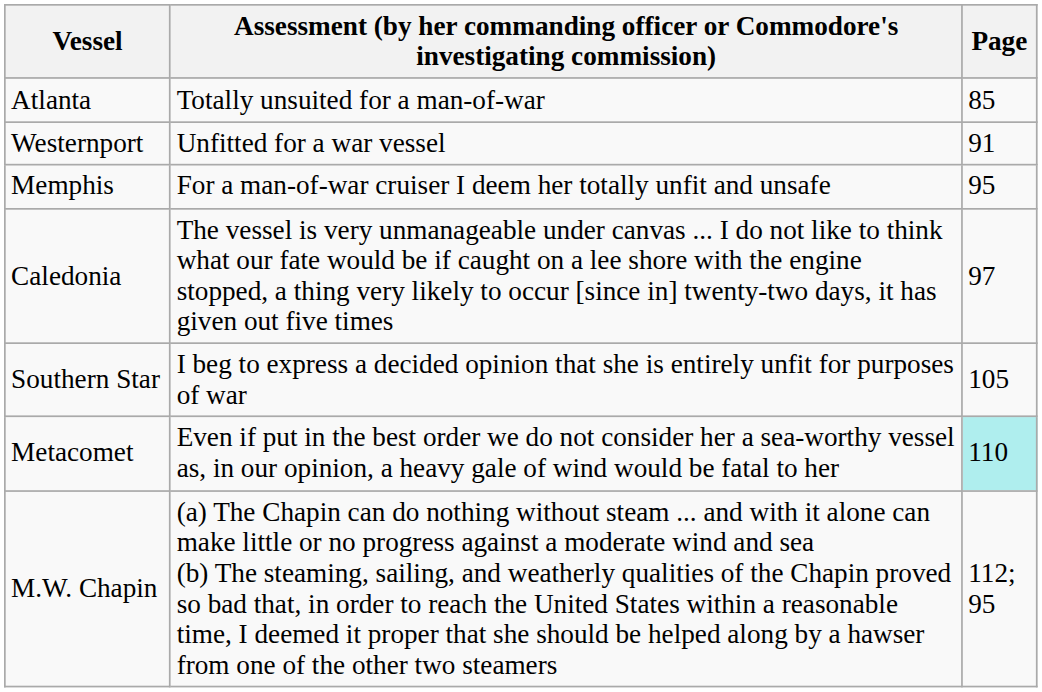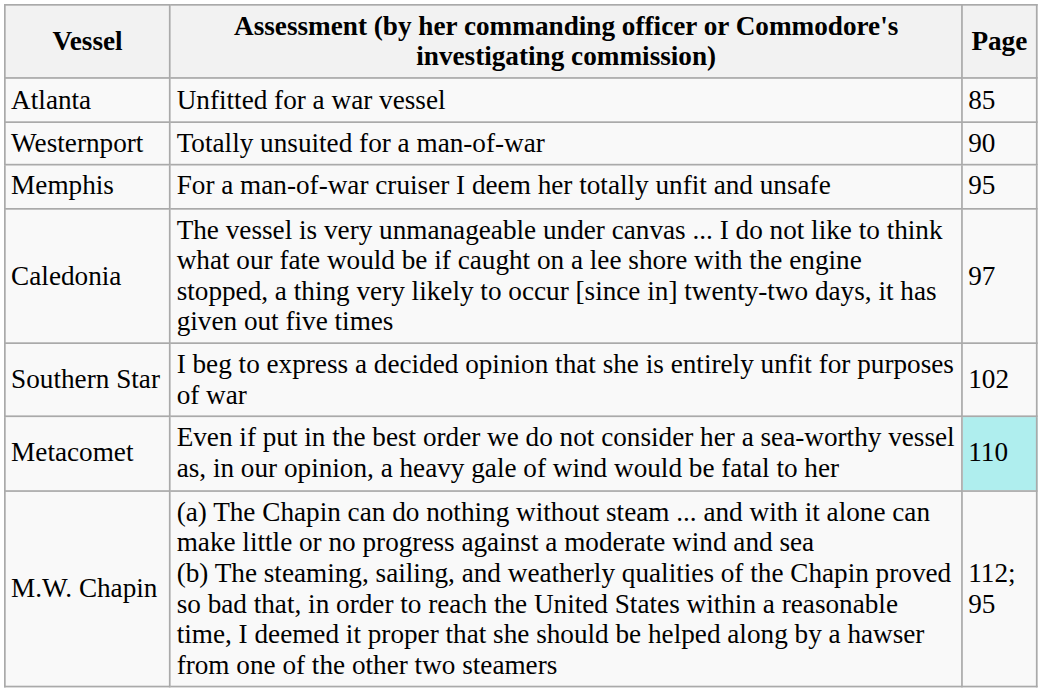(361, 99) Totally unsuited for a man-of-war -> (311, 99) Unfitted for a war vessel
(311, 142) Unfitted for a war vessel -> (361, 142) Totally unsuited for a man-of-war
(982, 142) 91 -> (982, 142) 90
(989, 379) 105 -> (989, 379) 102
